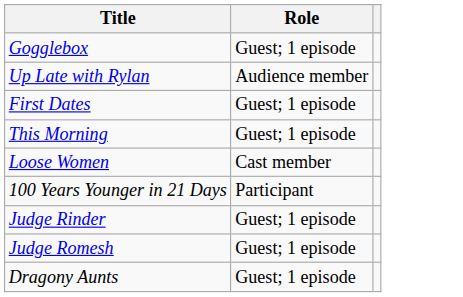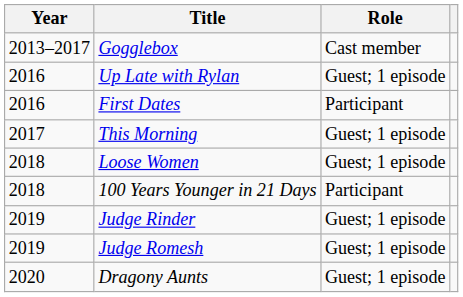+ column: (49, 18)
(296, 47) Guest; 1 episode -> (373, 47) Cast member
(302, 76) Audience member -> (385, 76) Guest; 1 episode
(296, 104) Guest; 1 episode -> (364, 104) Participant
(283, 162) Cast member -> (385, 162) Guest; 1 episode
